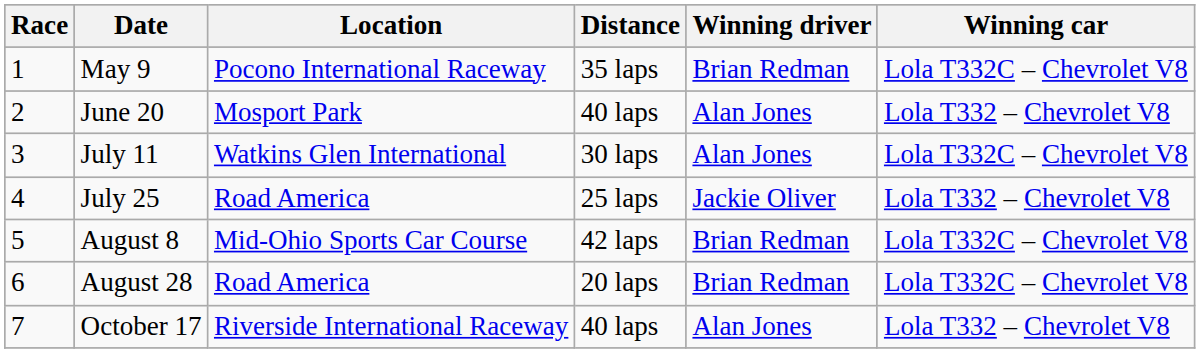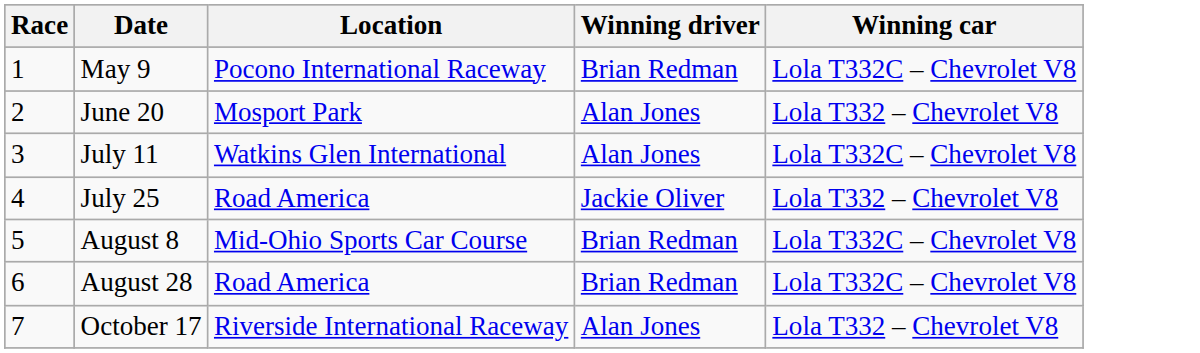- column: (630, 25)
